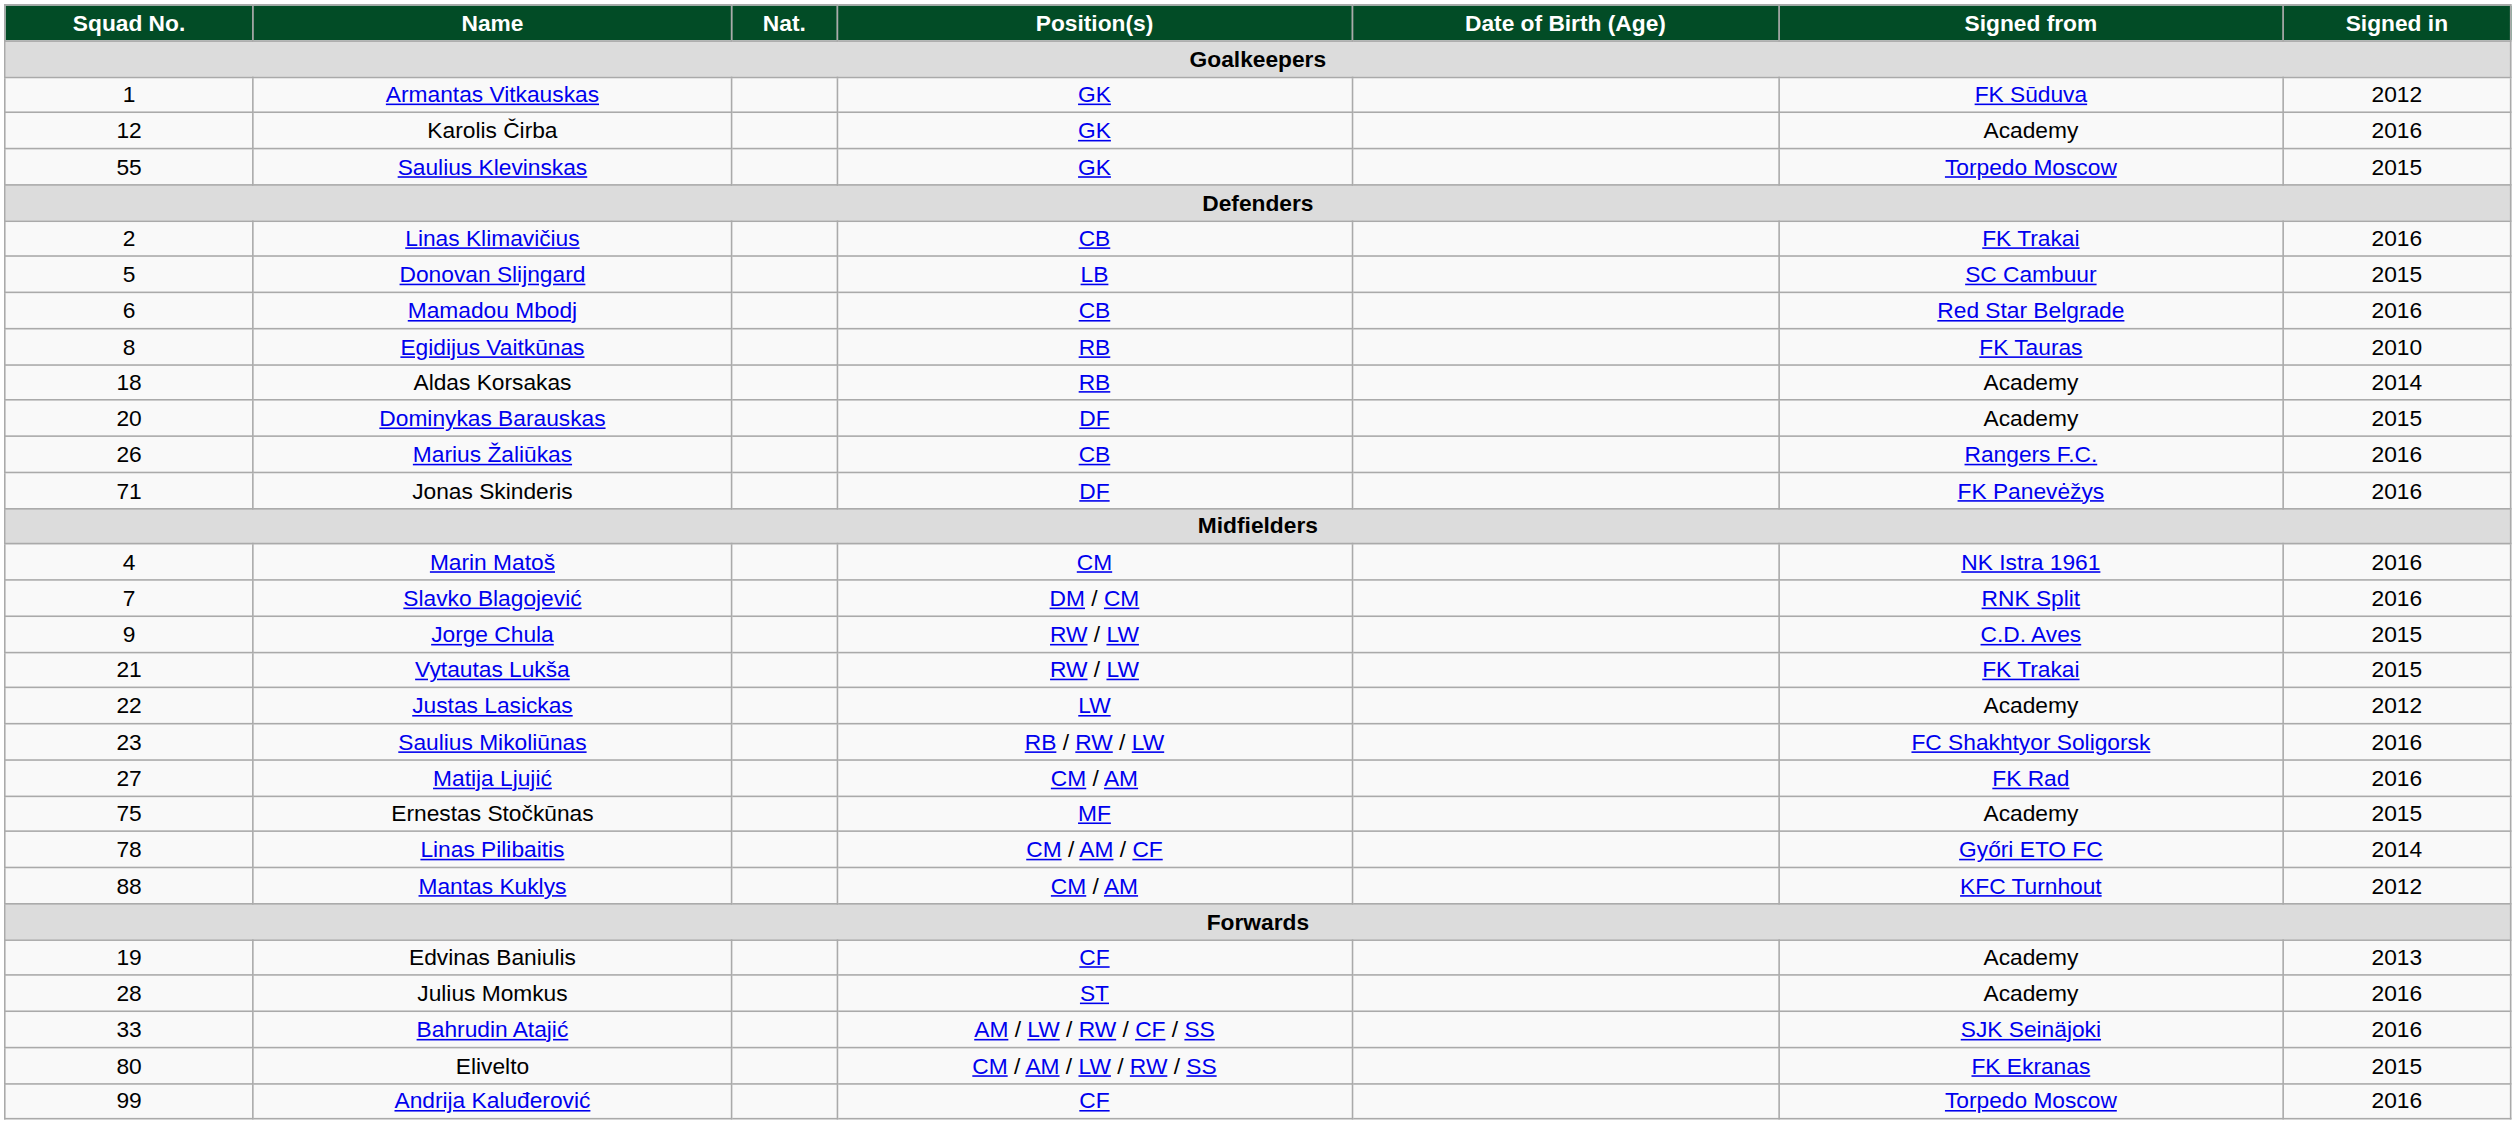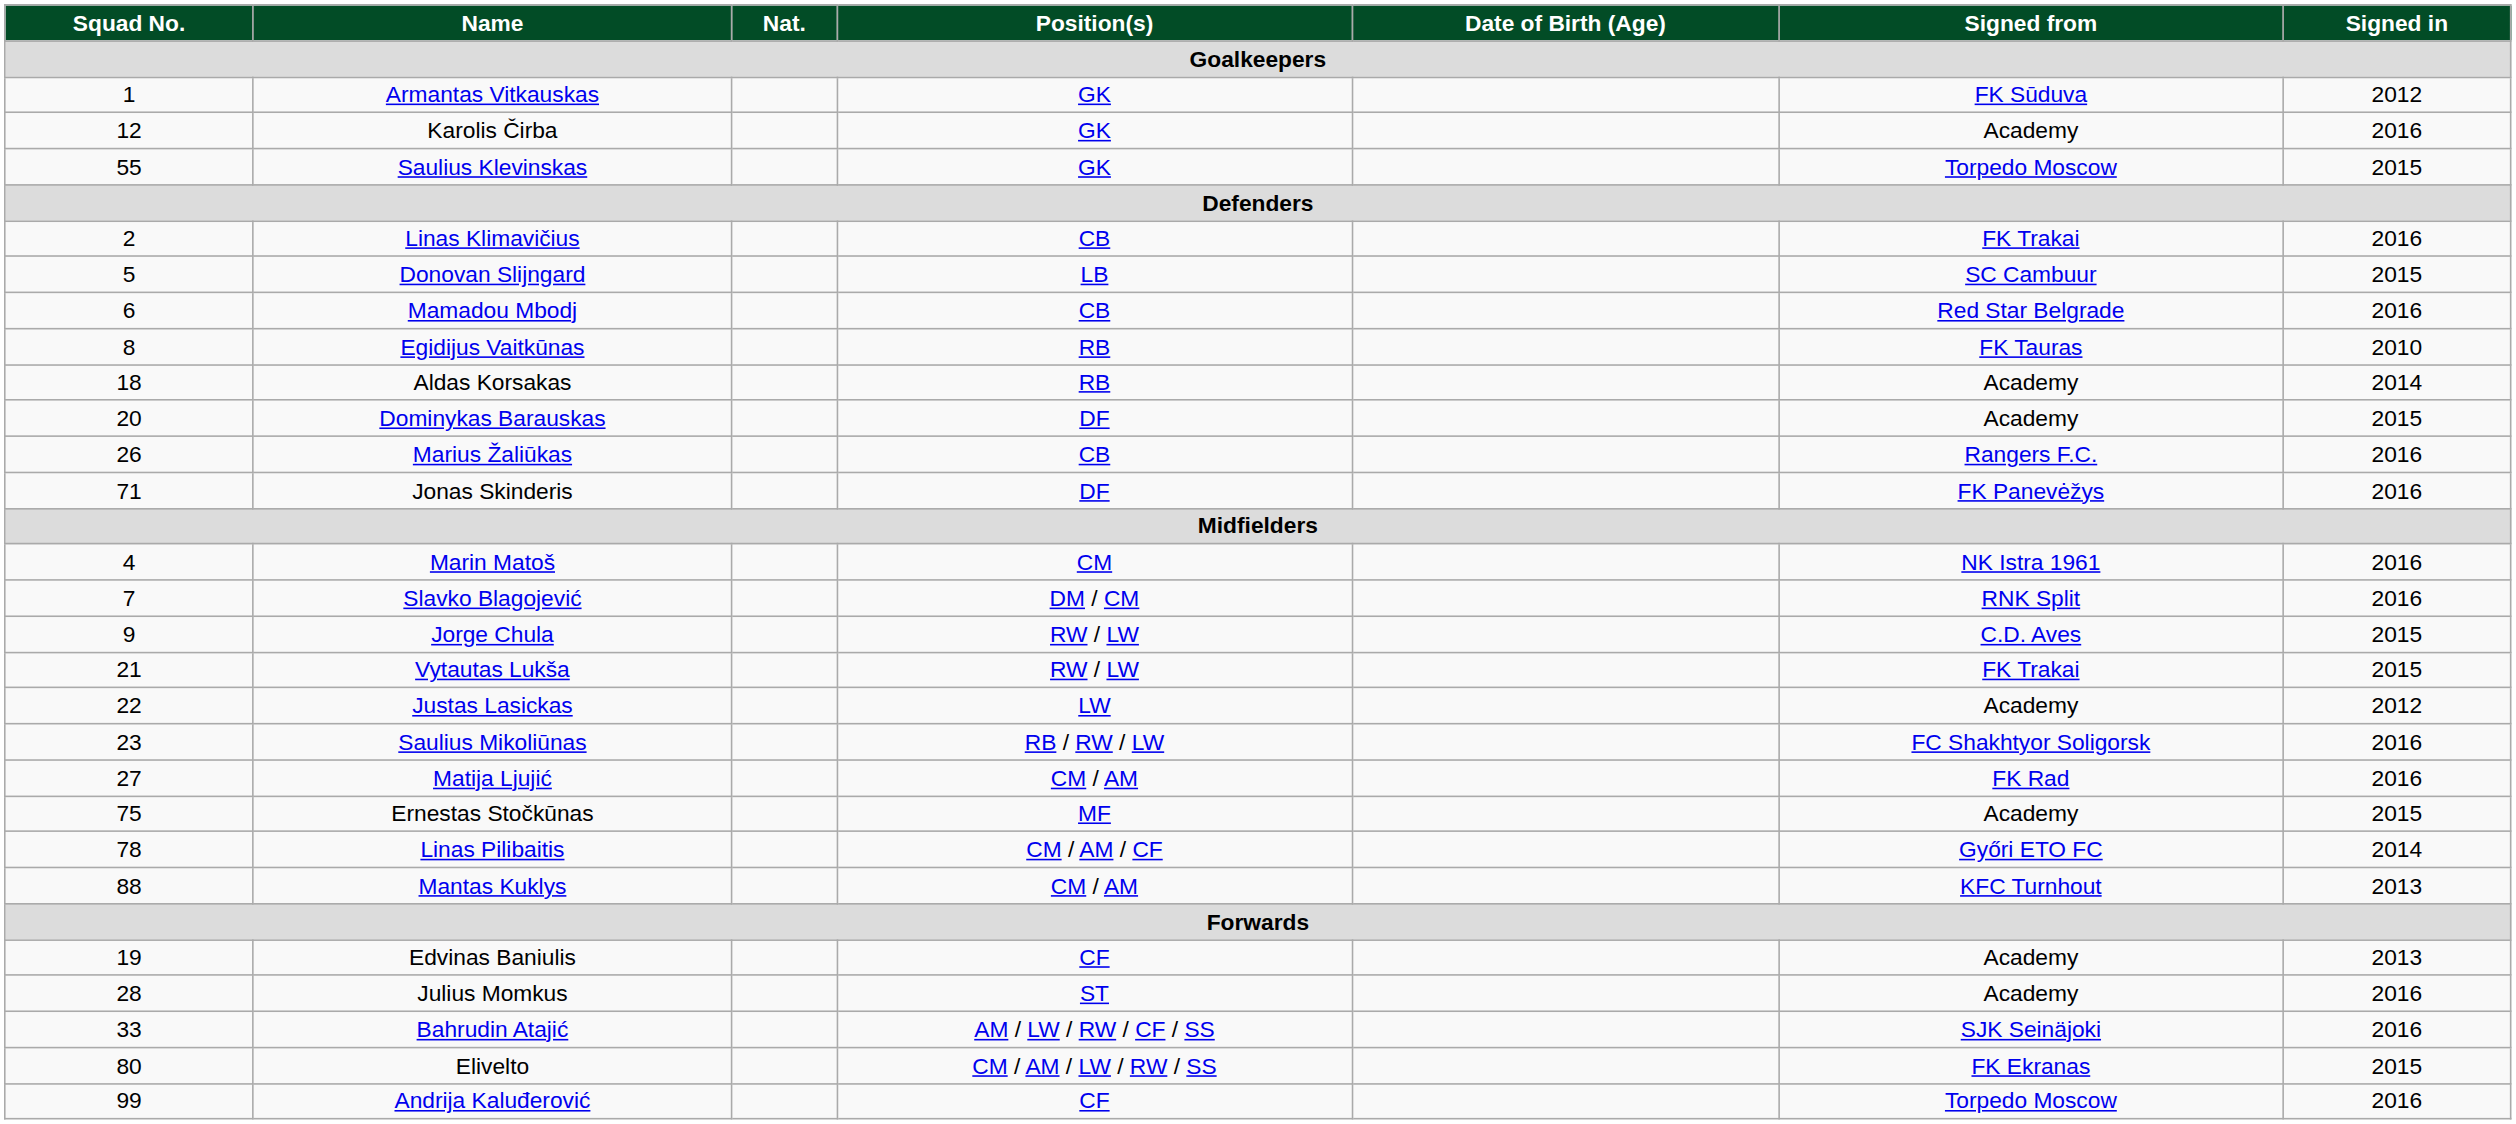(2397, 886) 2012 -> (2397, 886) 2013
